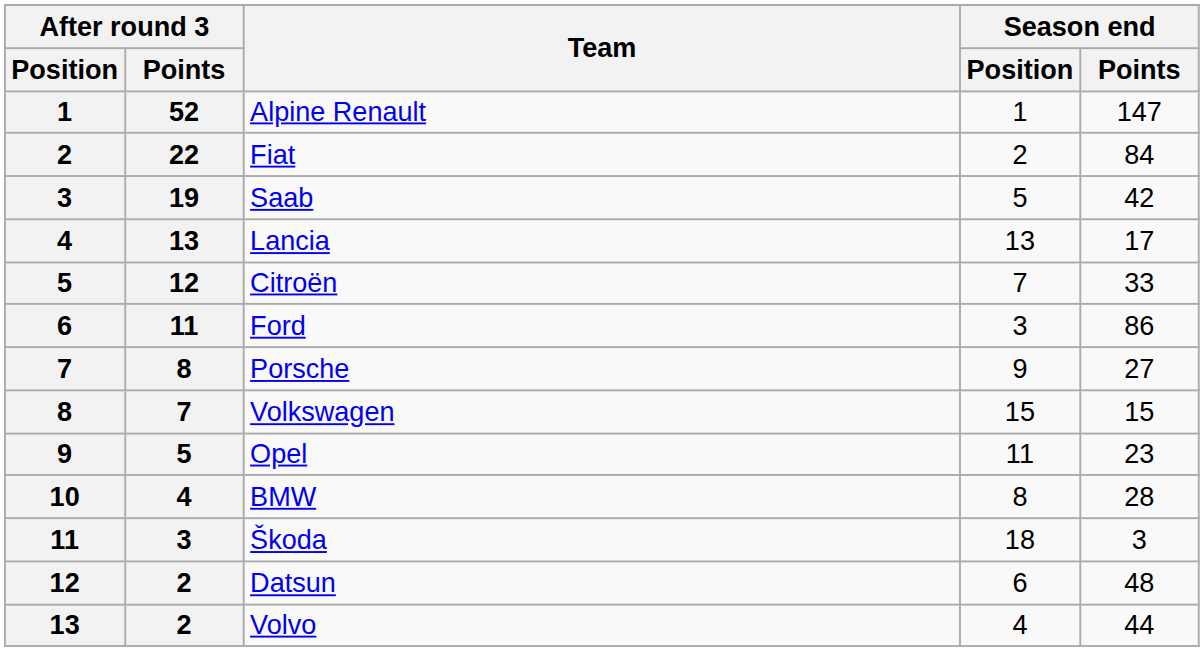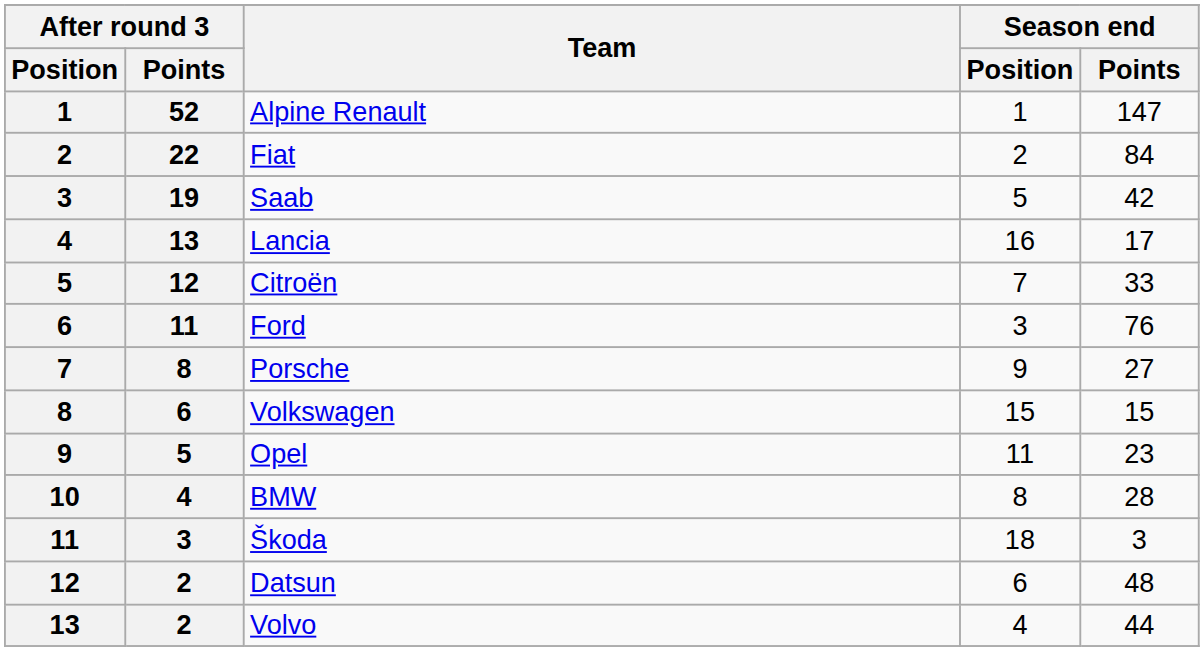(1020, 241) 13 -> (1020, 241) 16
(1139, 326) 86 -> (1139, 326) 76
(184, 412) 7 -> (184, 412) 6
